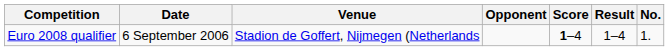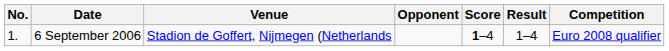columns swapped: (651, 14) <-> (62, 14)
